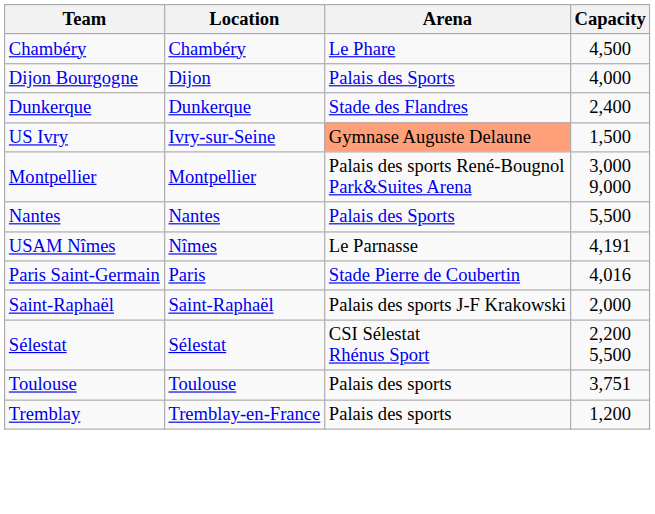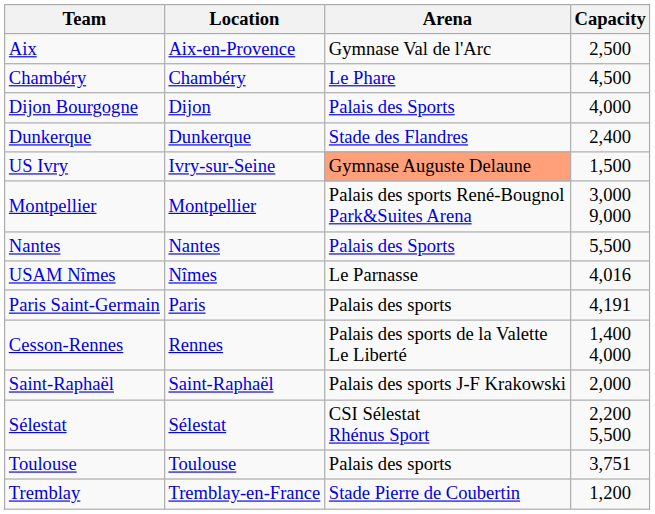+ row: (23, 48)
(610, 246) 4,191 -> (610, 275) 4,016
(424, 275) Stade Pierre de Coubertin -> (390, 305) Palais des sports
(610, 275) 4,016 -> (610, 305) 4,191
+ row: (66, 344)
(390, 414) Palais des sports -> (424, 493) Stade Pierre de Coubertin
